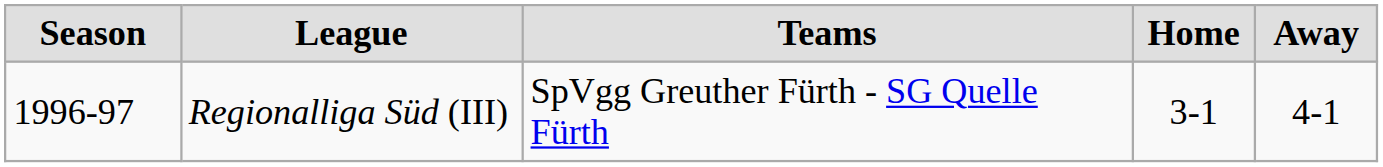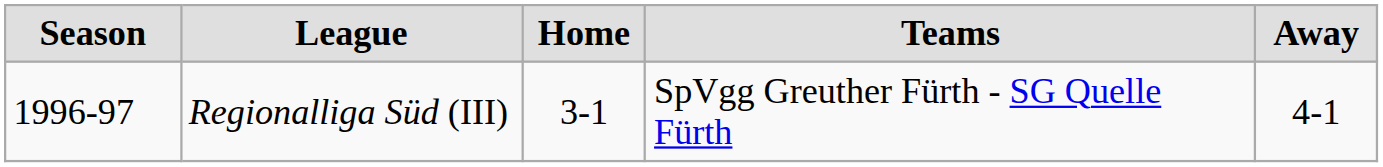columns swapped: (827, 33) <-> (1194, 33)
